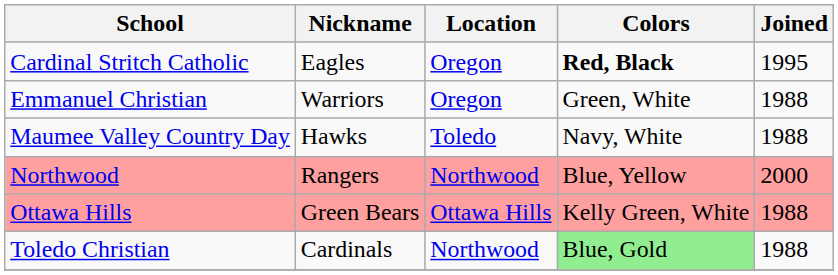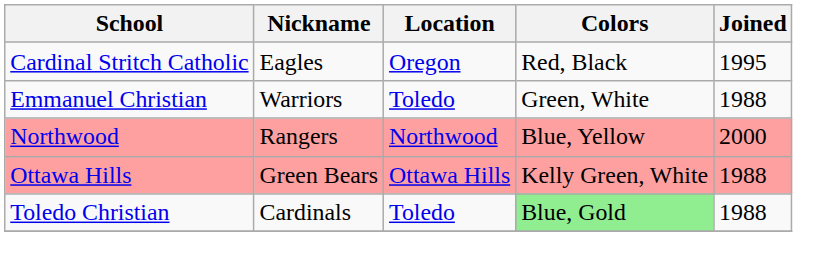(618, 61) bold -> (574, 61) normal
(466, 99) Oregon -> (422, 99) Toledo
- row: (150, 136)
(485, 250) Northwood -> (422, 212) Toledo
